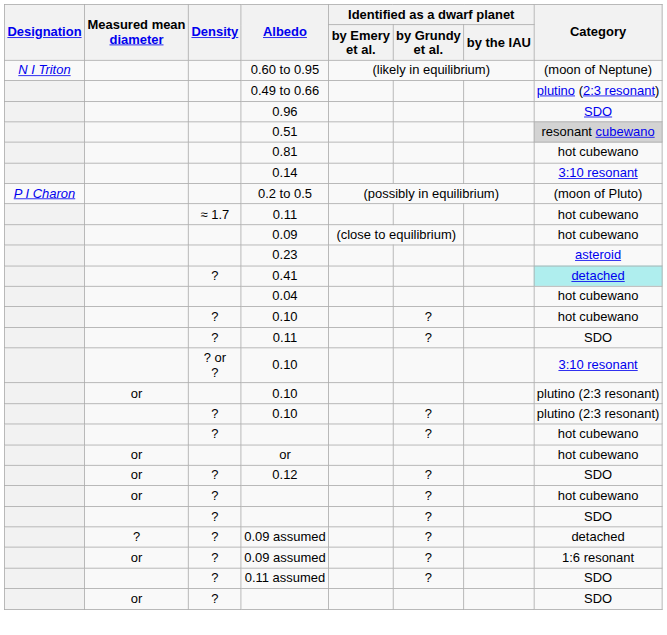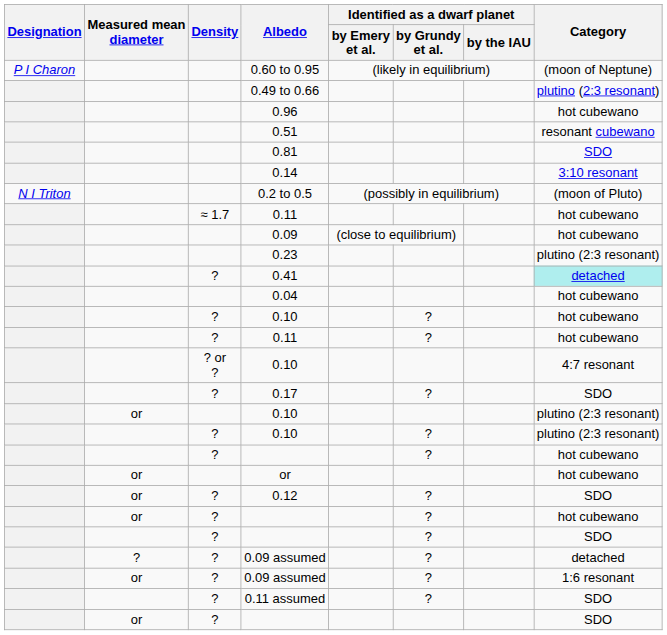(44, 70) N I Triton -> (44, 70) P I Charon
(598, 111) SDO -> (598, 111) hot cubewano
(598, 132) lightgrey background -> (598, 132) no background
(598, 152) hot cubewano -> (598, 152) SDO
(44, 193) P I Charon -> (44, 193) N I Triton
(598, 255) asteroid -> (598, 255) plutino (2:3 resonant)
(598, 337) SDO -> (598, 337) hot cubewano
(598, 365) 3:10 resonant -> (598, 365) 4:7 resonant
+ row: (215, 393)
